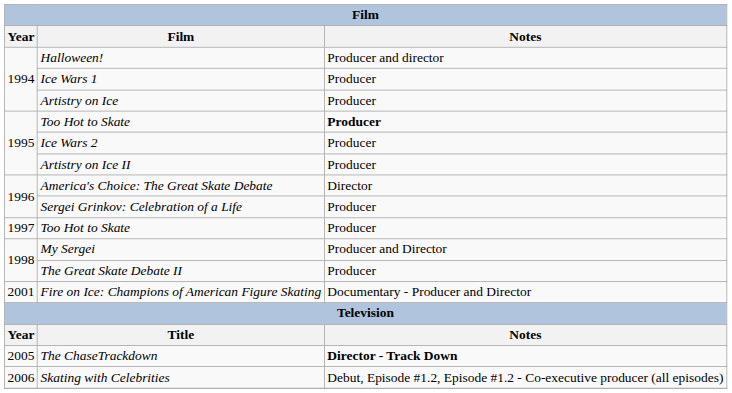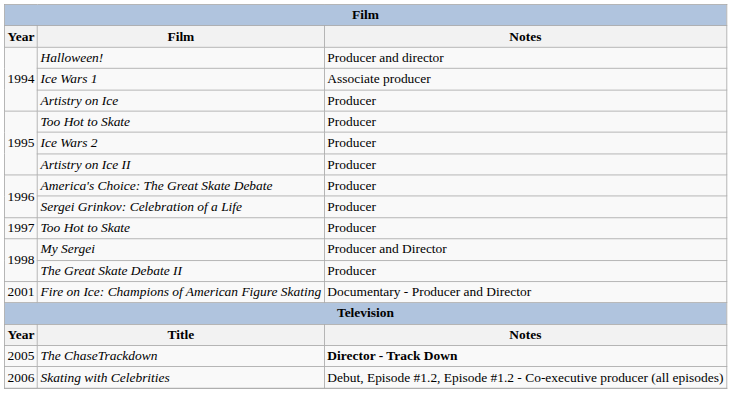(352, 79) Producer -> (379, 79) Associate producer
(354, 121) bold -> (352, 121) normal
(350, 185) Director -> (352, 185) Producer
